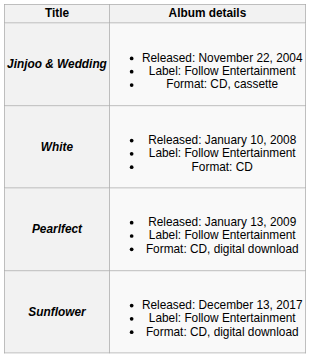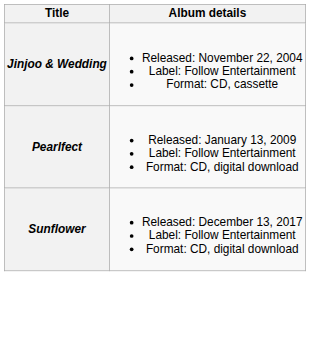- row: (57, 146)
